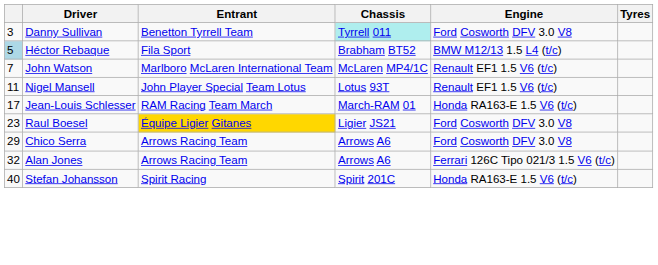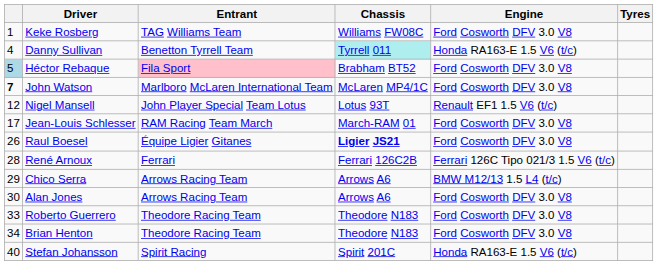+ row: (62, 32)
(10, 32) 3 -> (10, 50) 4
(503, 32) Ford Cosworth DFV 3.0 V8 -> (505, 50) Honda RA163-E 1.5 V6 (t/c)
(166, 50) no background -> (166, 69) pink background
(497, 50) BMW M12/13 1.5 L4 (t/c) -> (503, 69) Ford Cosworth DFV 3.0 V8
(10, 69) normal -> (10, 87) bold
(495, 69) Renault EF1 1.5 V6 (t/c) -> (503, 87) Ford Cosworth DFV 3.0 V8
(13, 87) 11 -> (13, 105) 12
(505, 105) Honda RA163-E 1.5 V6 (t/c) -> (503, 123) Ford Cosworth DFV 3.0 V8
(13, 123) 23 -> (13, 142) 26
(196, 123) gold background -> (196, 142) no background
(367, 123) normal -> (369, 142) bold
+ row: (59, 160)
(503, 142) Ford Cosworth DFV 3.0 V8 -> (497, 178) BMW M12/13 1.5 L4 (t/c)
(13, 160) 32 -> (13, 197) 30
(524, 160) Ferrari 126C Tipo 021/3 1.5 V6 (t/c) -> (503, 197) Ford Cosworth DFV 3.0 V8
+ row: (71, 215)
+ row: (59, 233)
